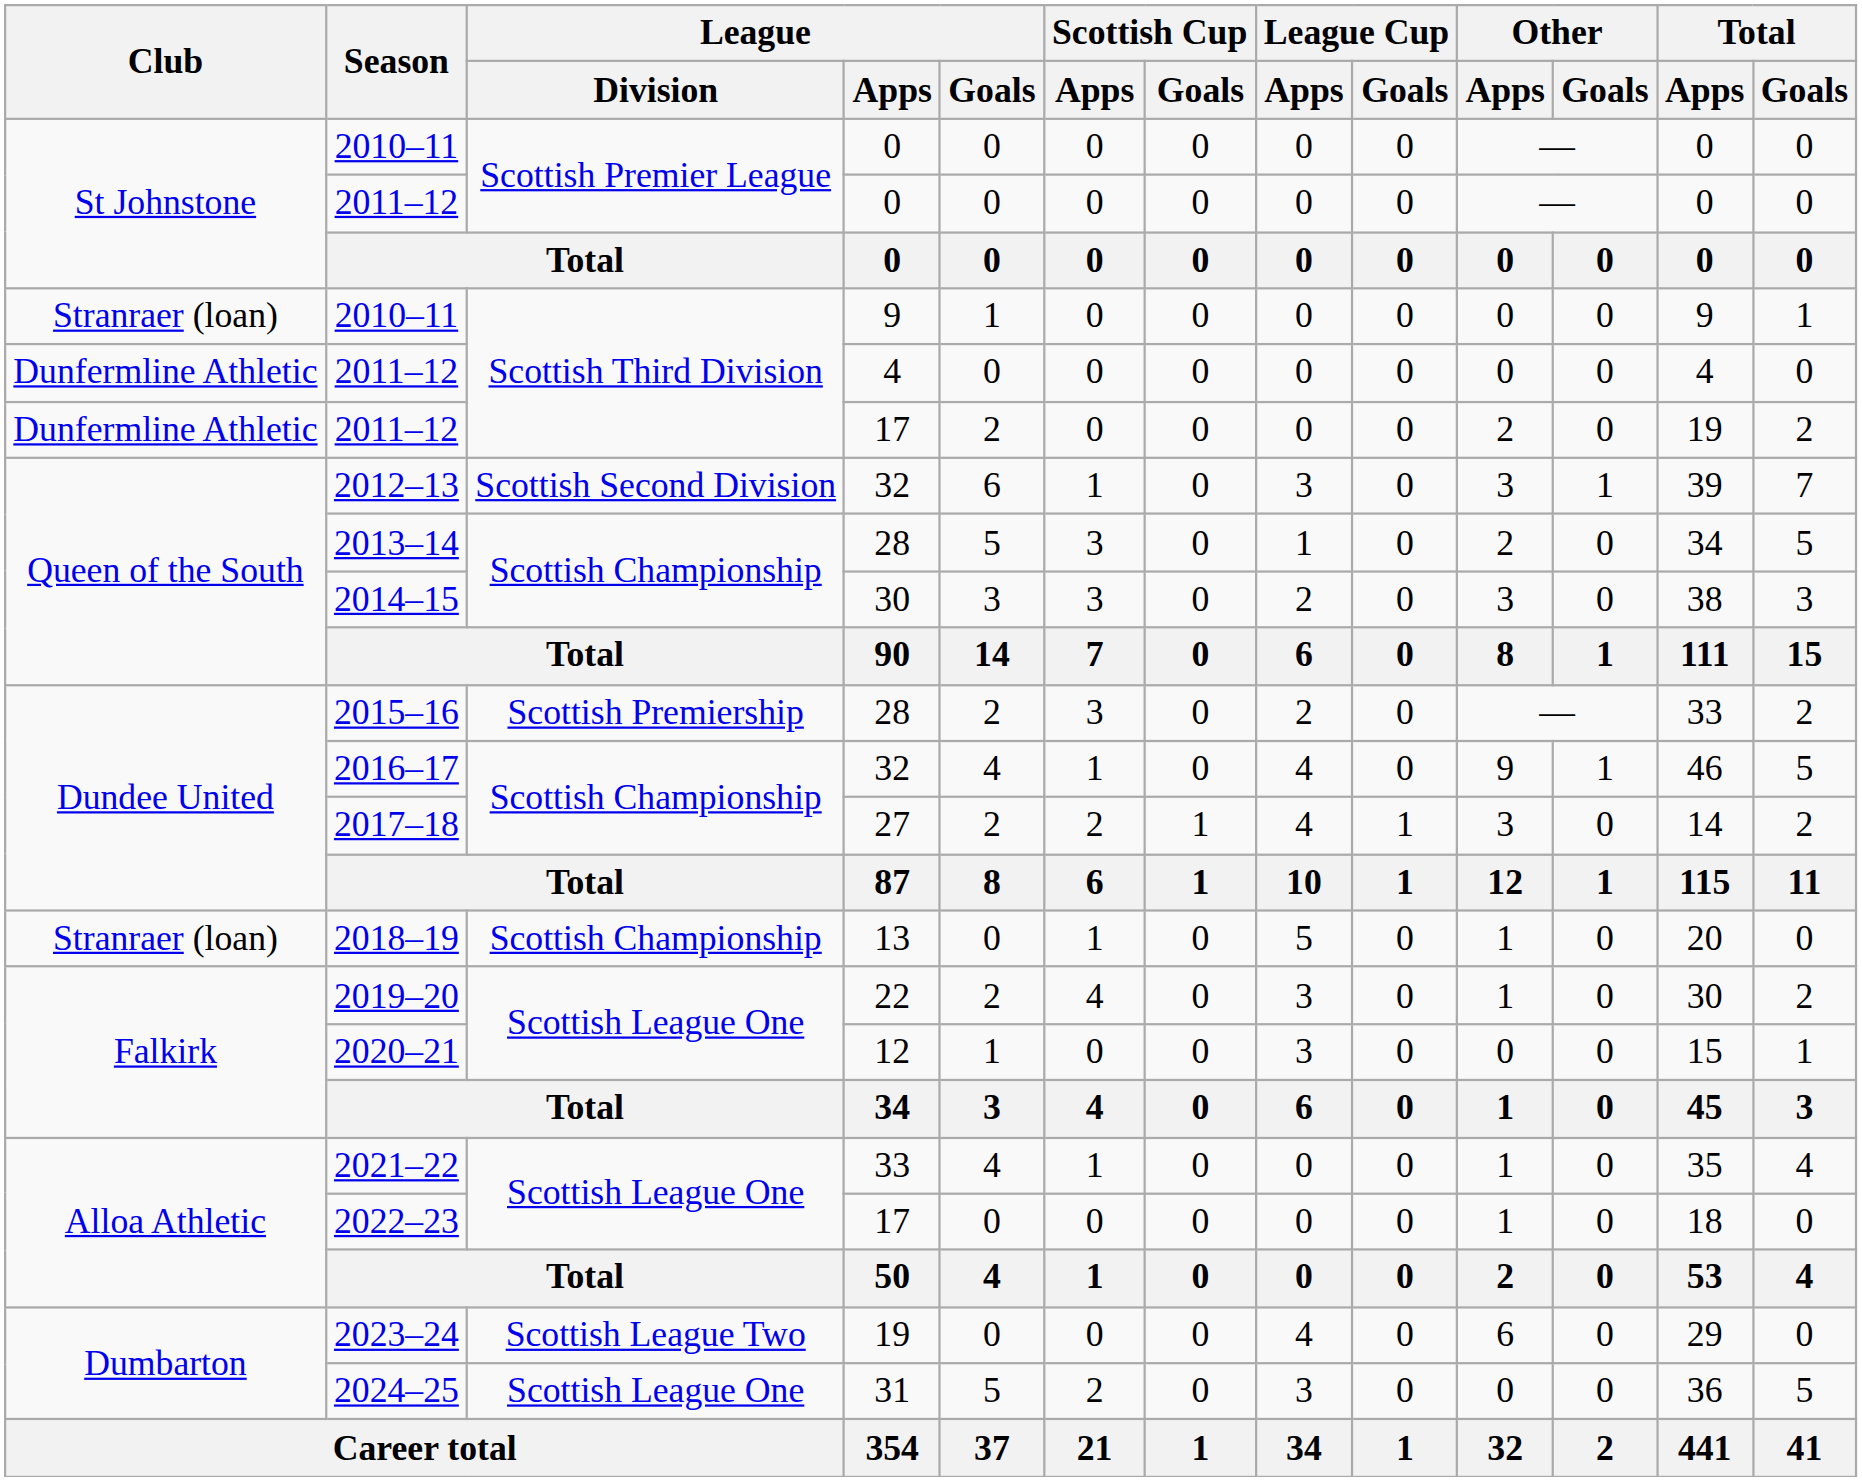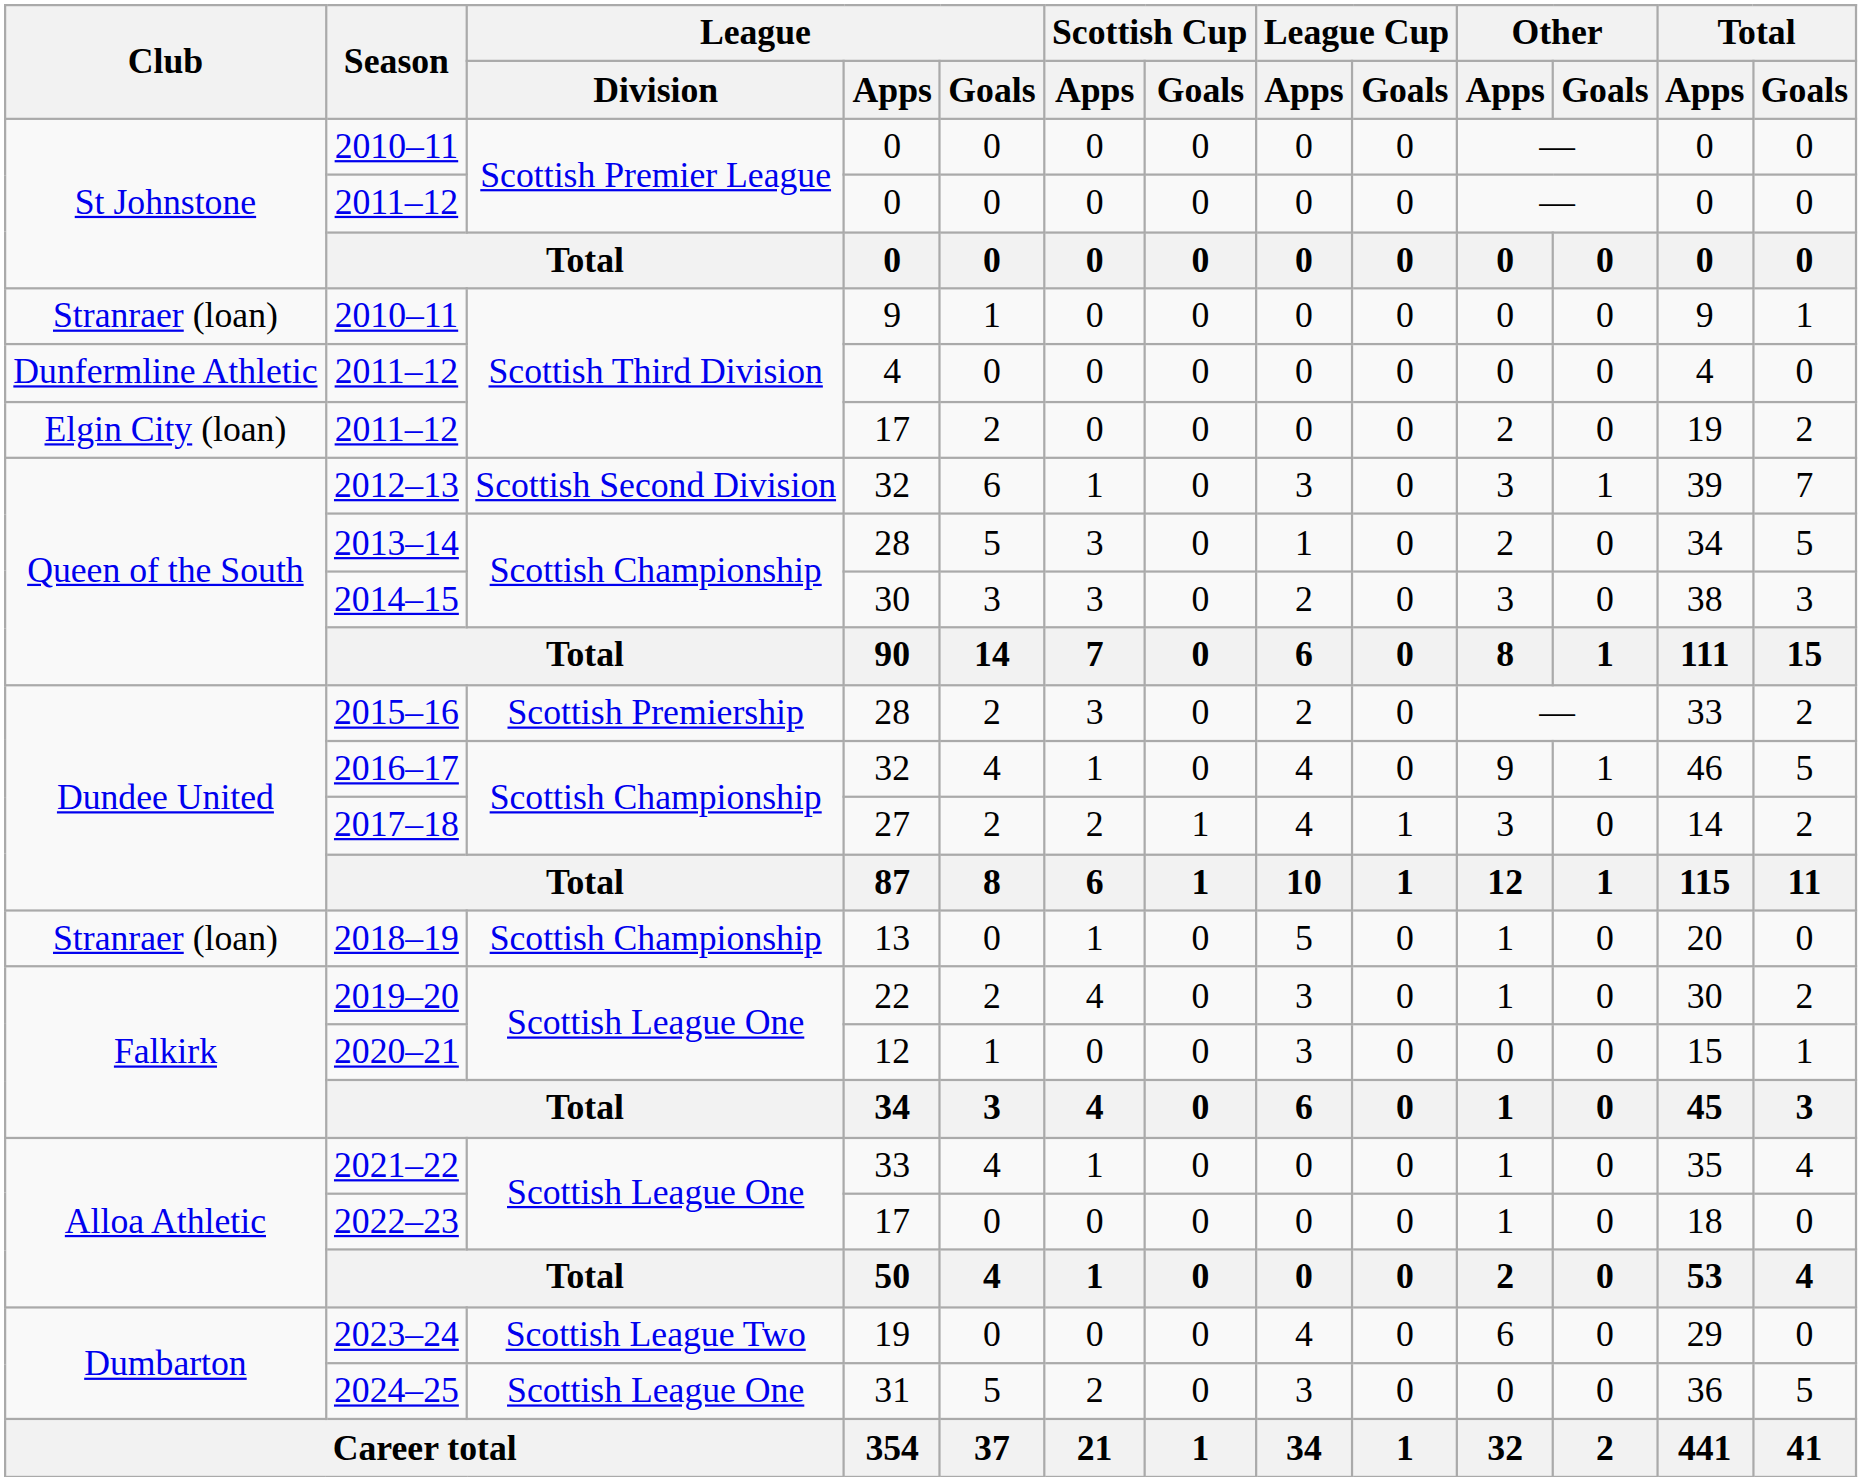(165, 428) Dunfermline Athletic -> (165, 428) Elgin City (loan)
